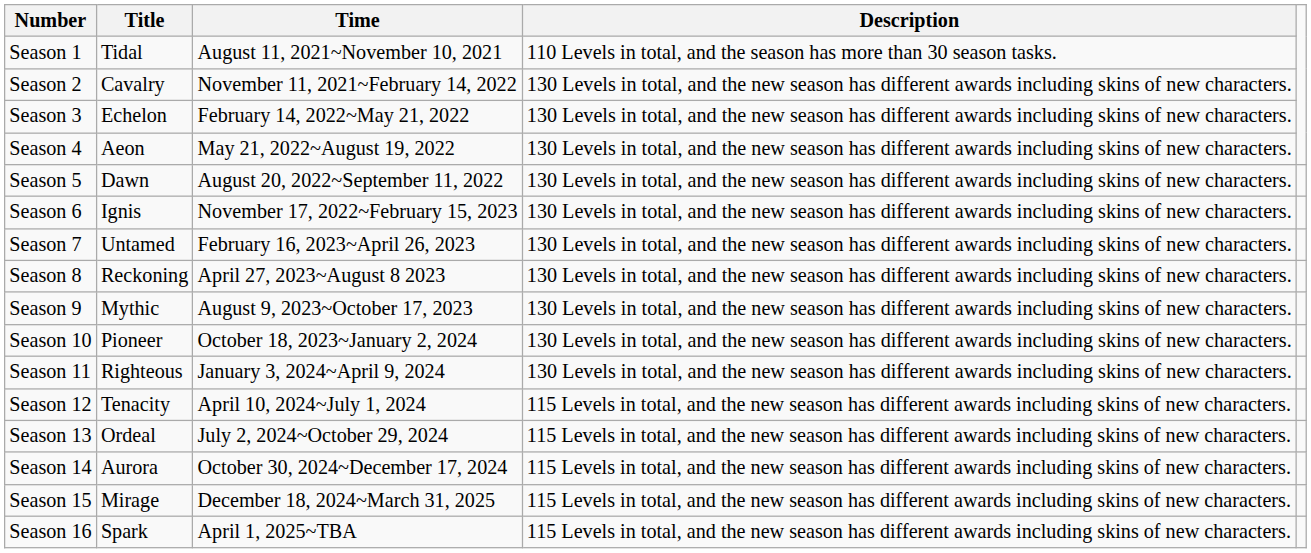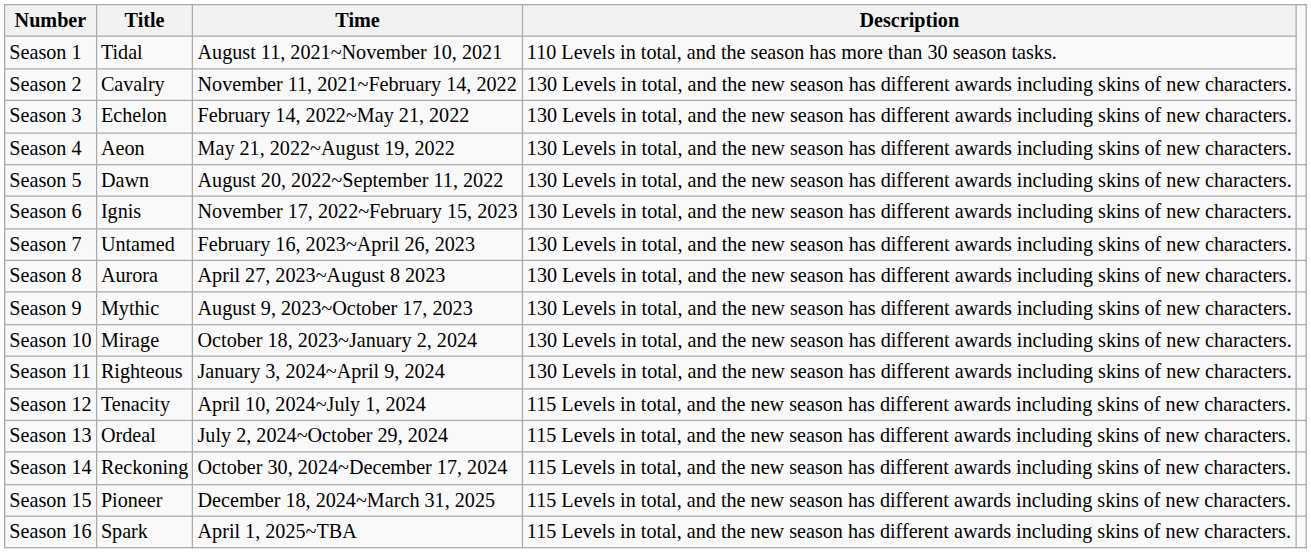(145, 276) Reckoning -> (129, 276) Aurora
(132, 340) Pioneer -> (130, 340) Mirage
(129, 468) Aurora -> (145, 468) Reckoning
(130, 500) Mirage -> (132, 500) Pioneer
